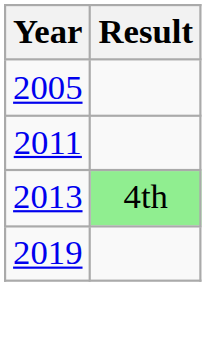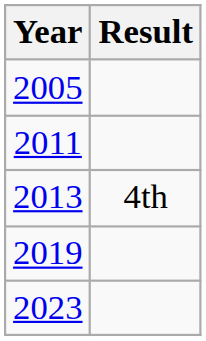(146, 197) lightgreen background -> (146, 197) no background
+ row: (48, 307)
